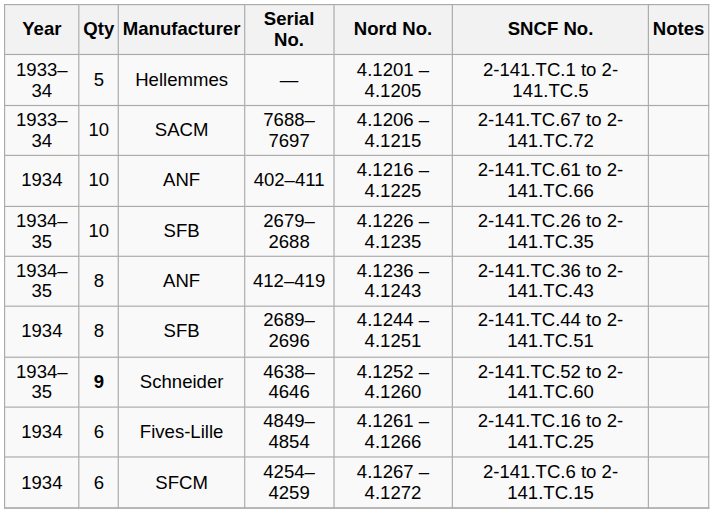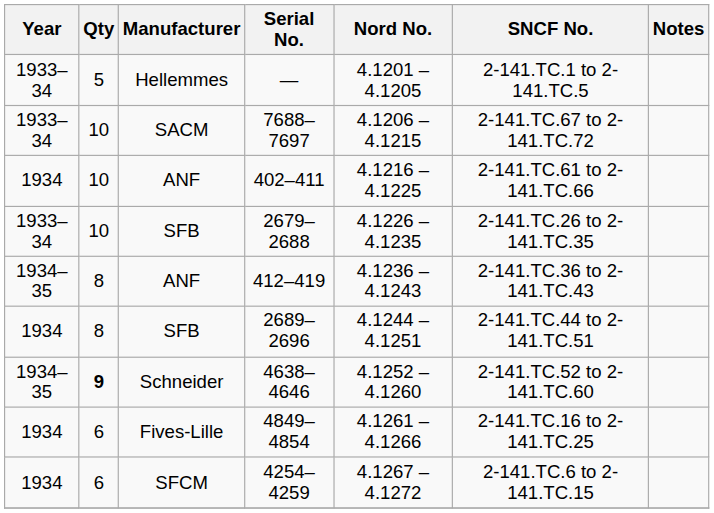(42, 230) 1934–35 -> (42, 230) 1933–34
